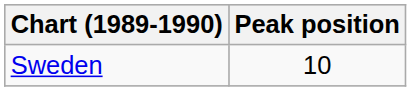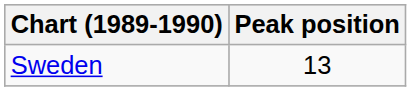(317, 65) 10 -> (317, 65) 13
